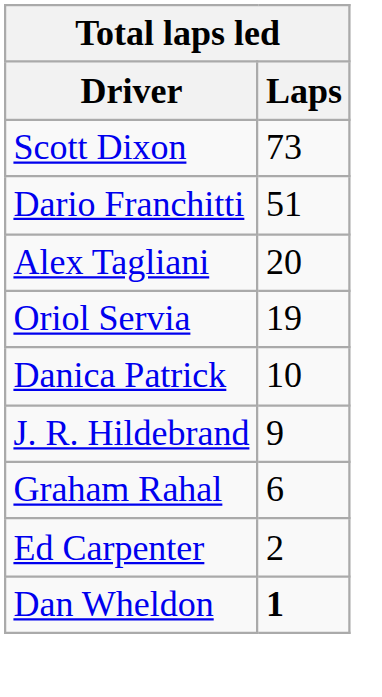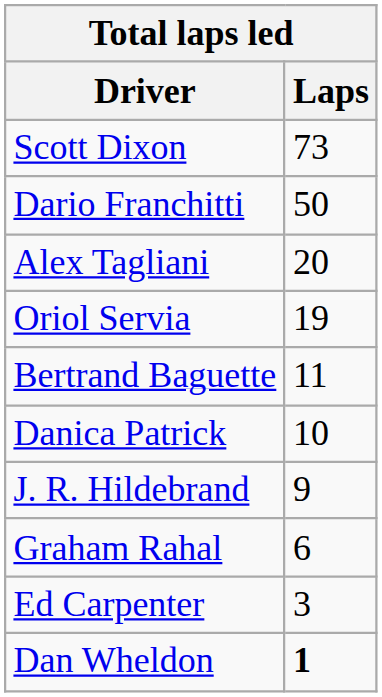(284, 204) 51 -> (311, 204) 50
+ row: (145, 375)
(275, 546) 2 -> (302, 603) 3
